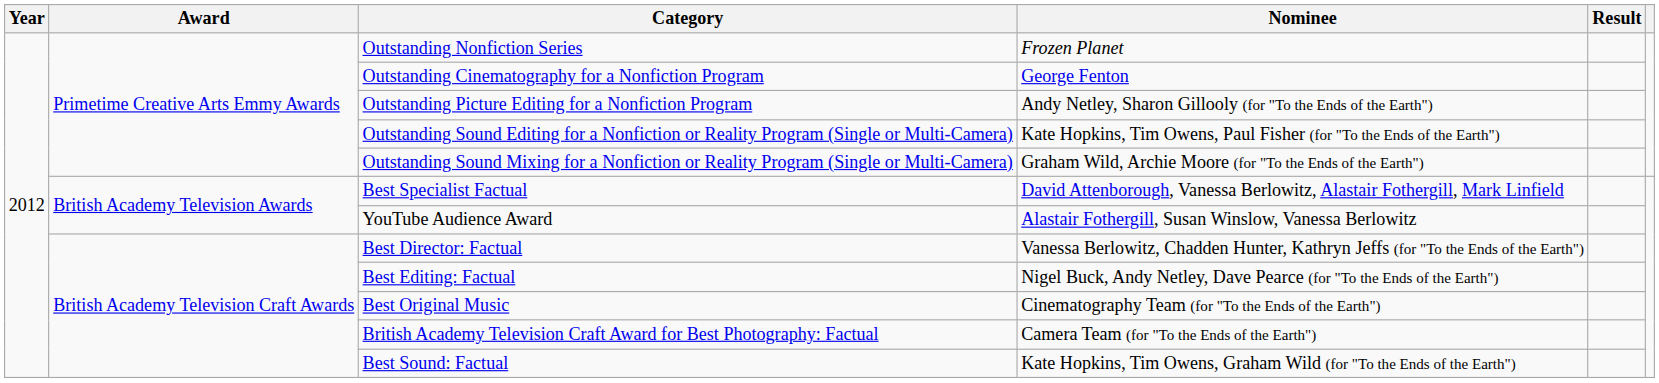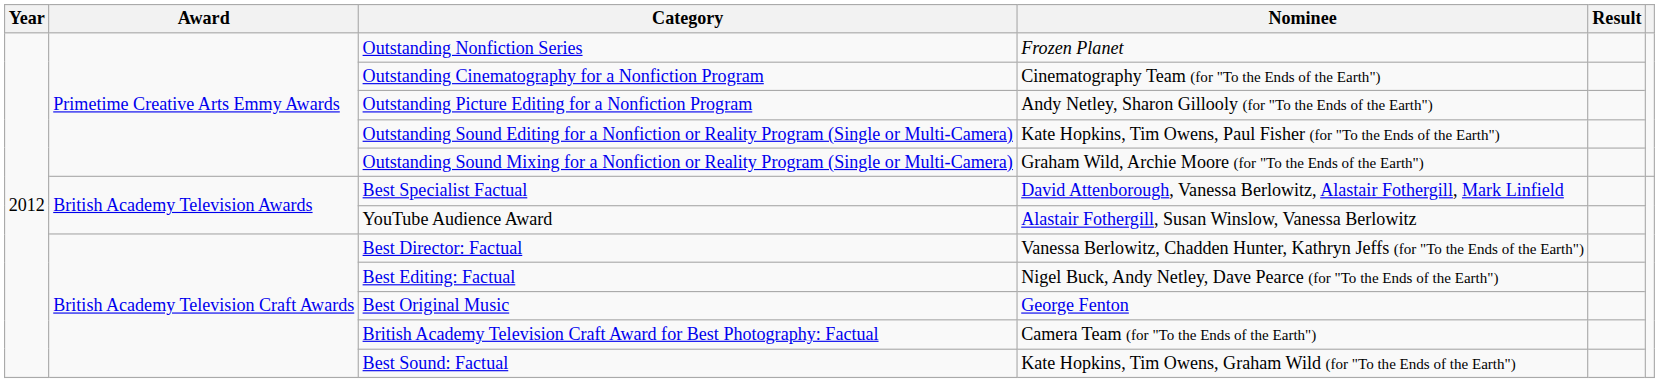(1075, 76) George Fenton -> (1201, 76) Cinematography Team (for "To the Ends of the Earth")
(1201, 305) Cinematography Team (for "To the Ends of the Earth") -> (1075, 305) George Fenton
